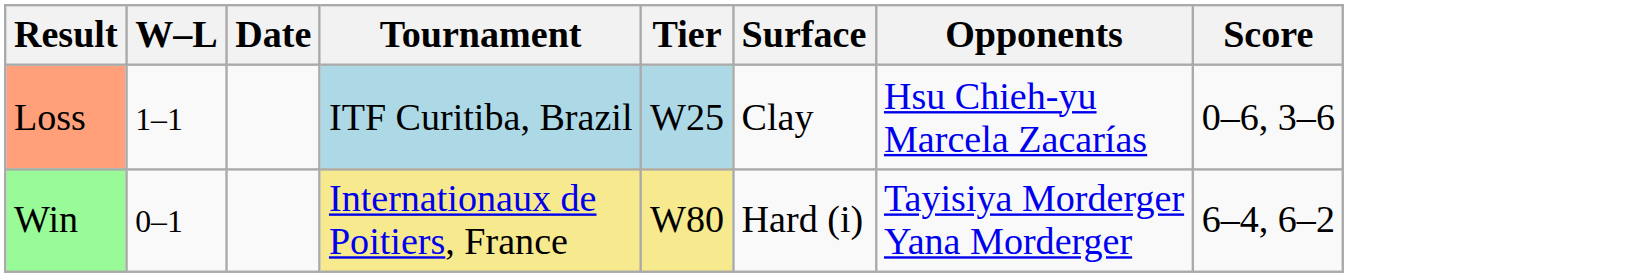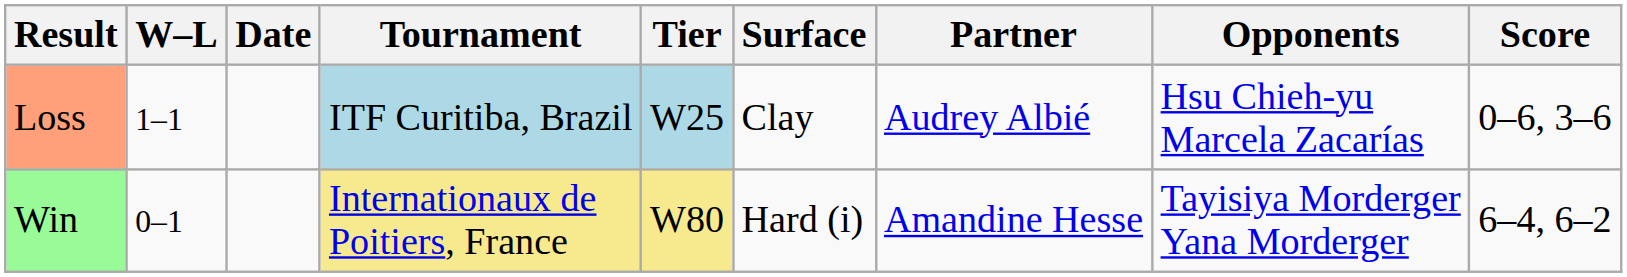+ column: (1013, 34)
